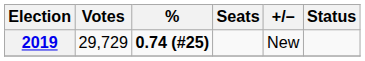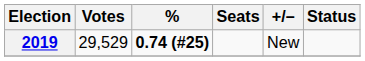(103, 42) 29,729 -> (103, 42) 29,529
